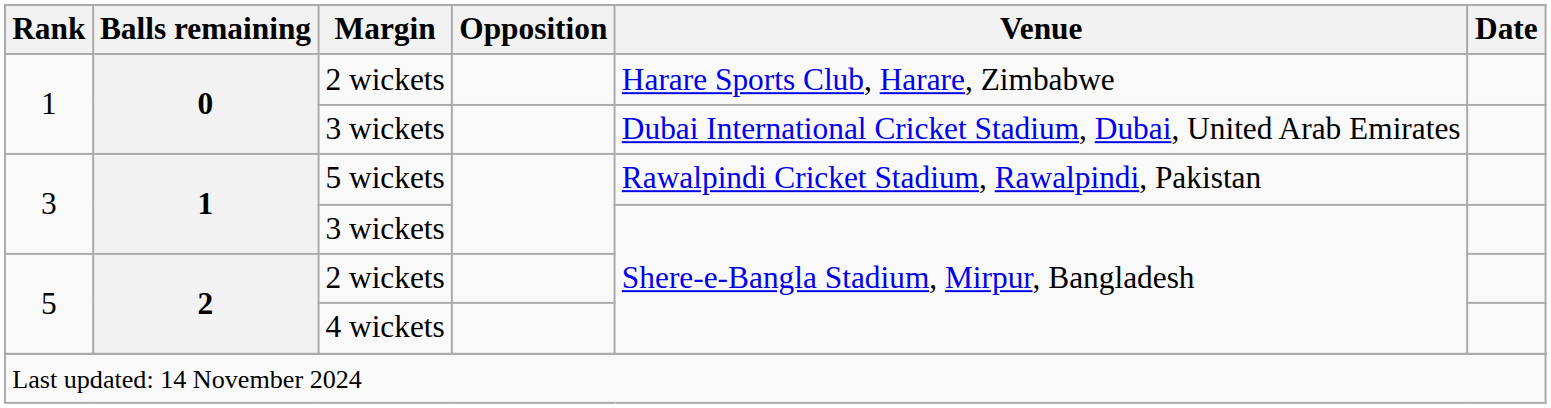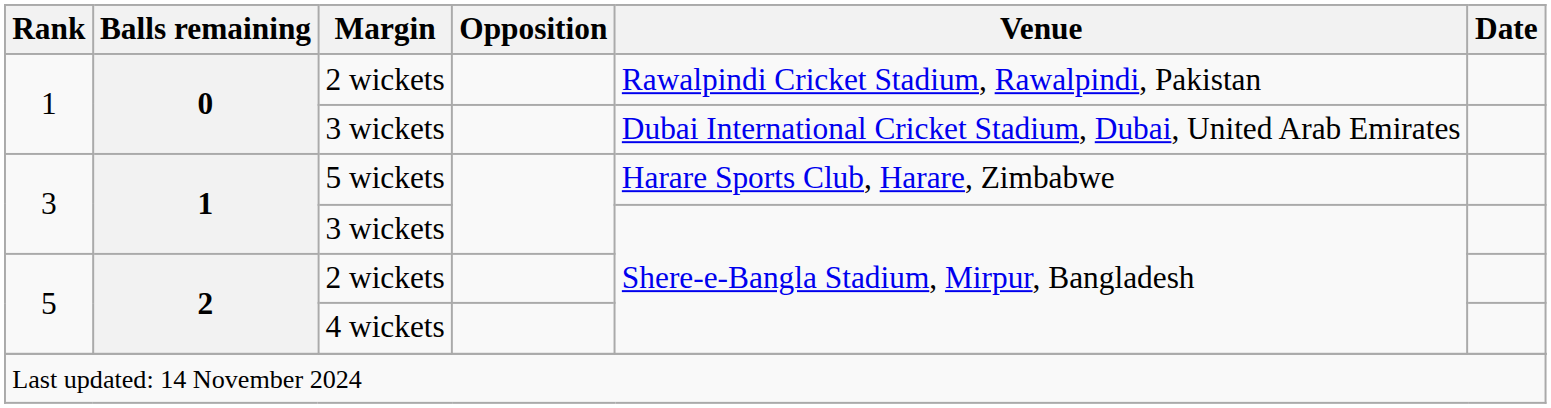(868, 79) Harare Sports Club, Harare, Zimbabwe -> (942, 79) Rawalpindi Cricket Stadium, Rawalpindi, Pakistan
(942, 178) Rawalpindi Cricket Stadium, Rawalpindi, Pakistan -> (868, 178) Harare Sports Club, Harare, Zimbabwe
